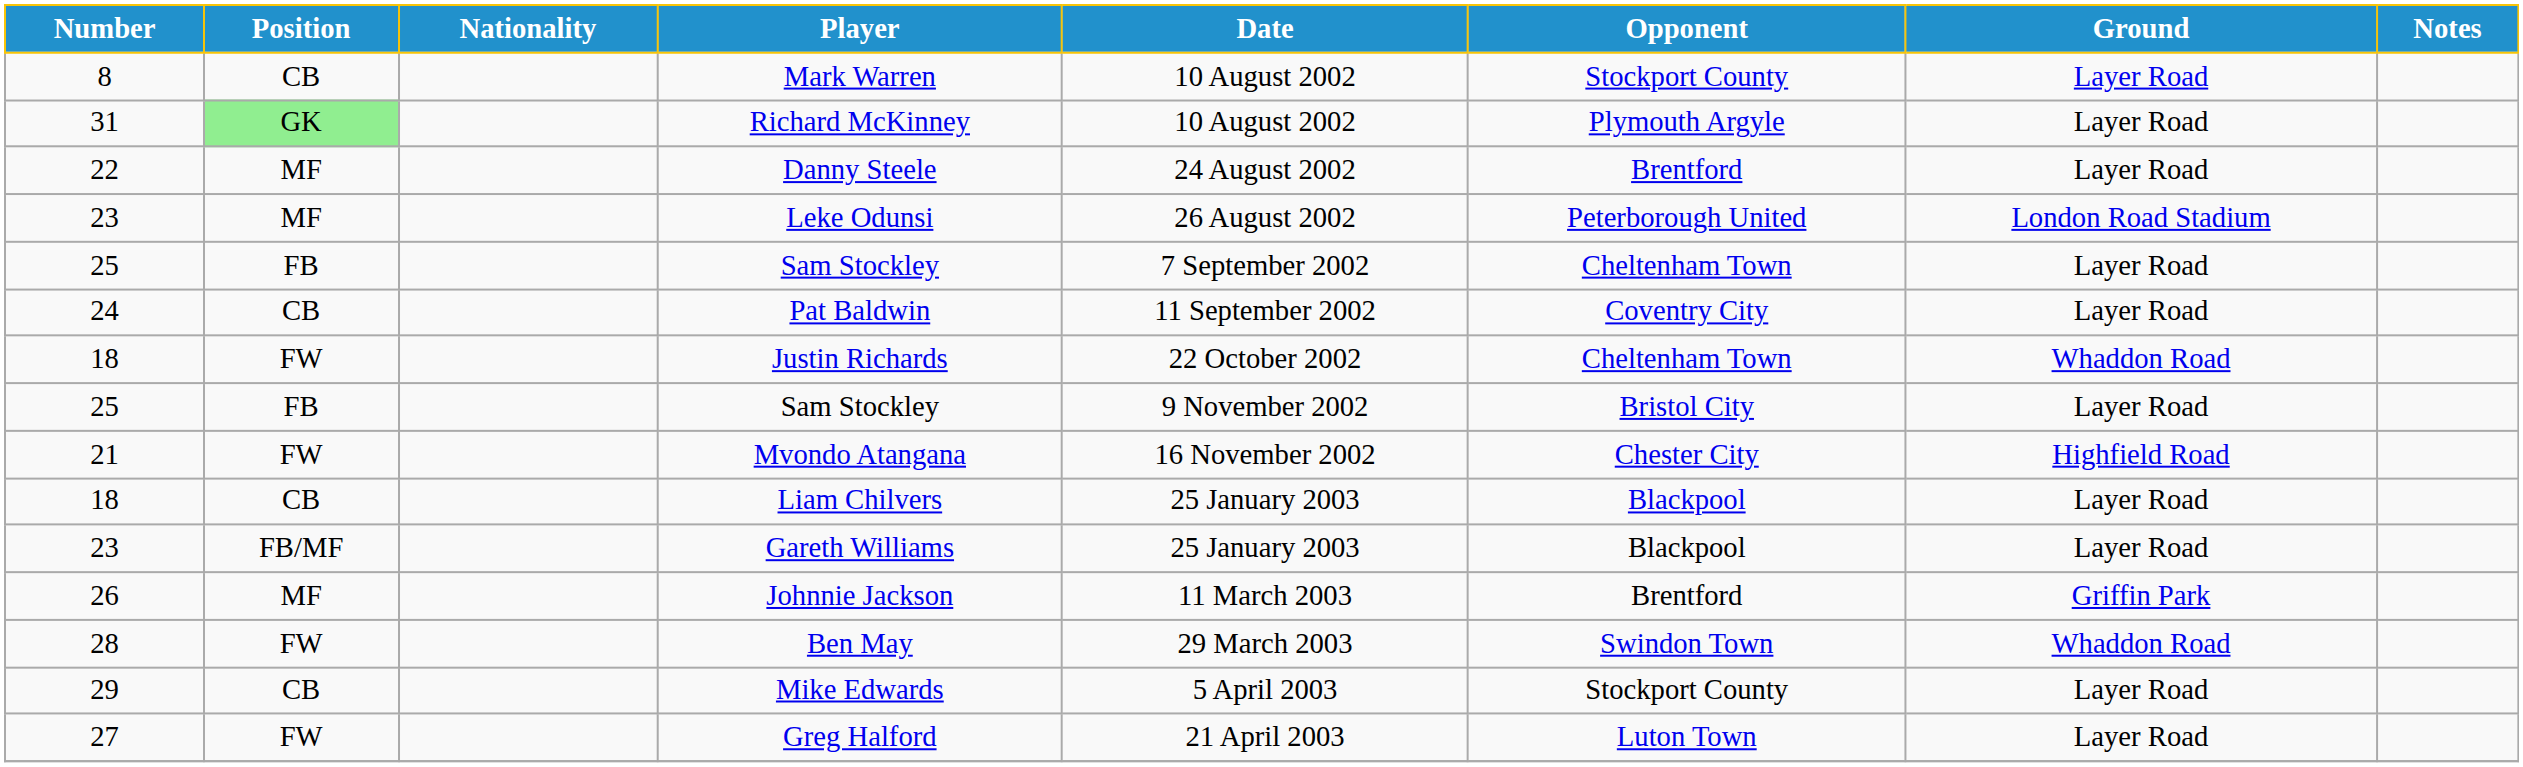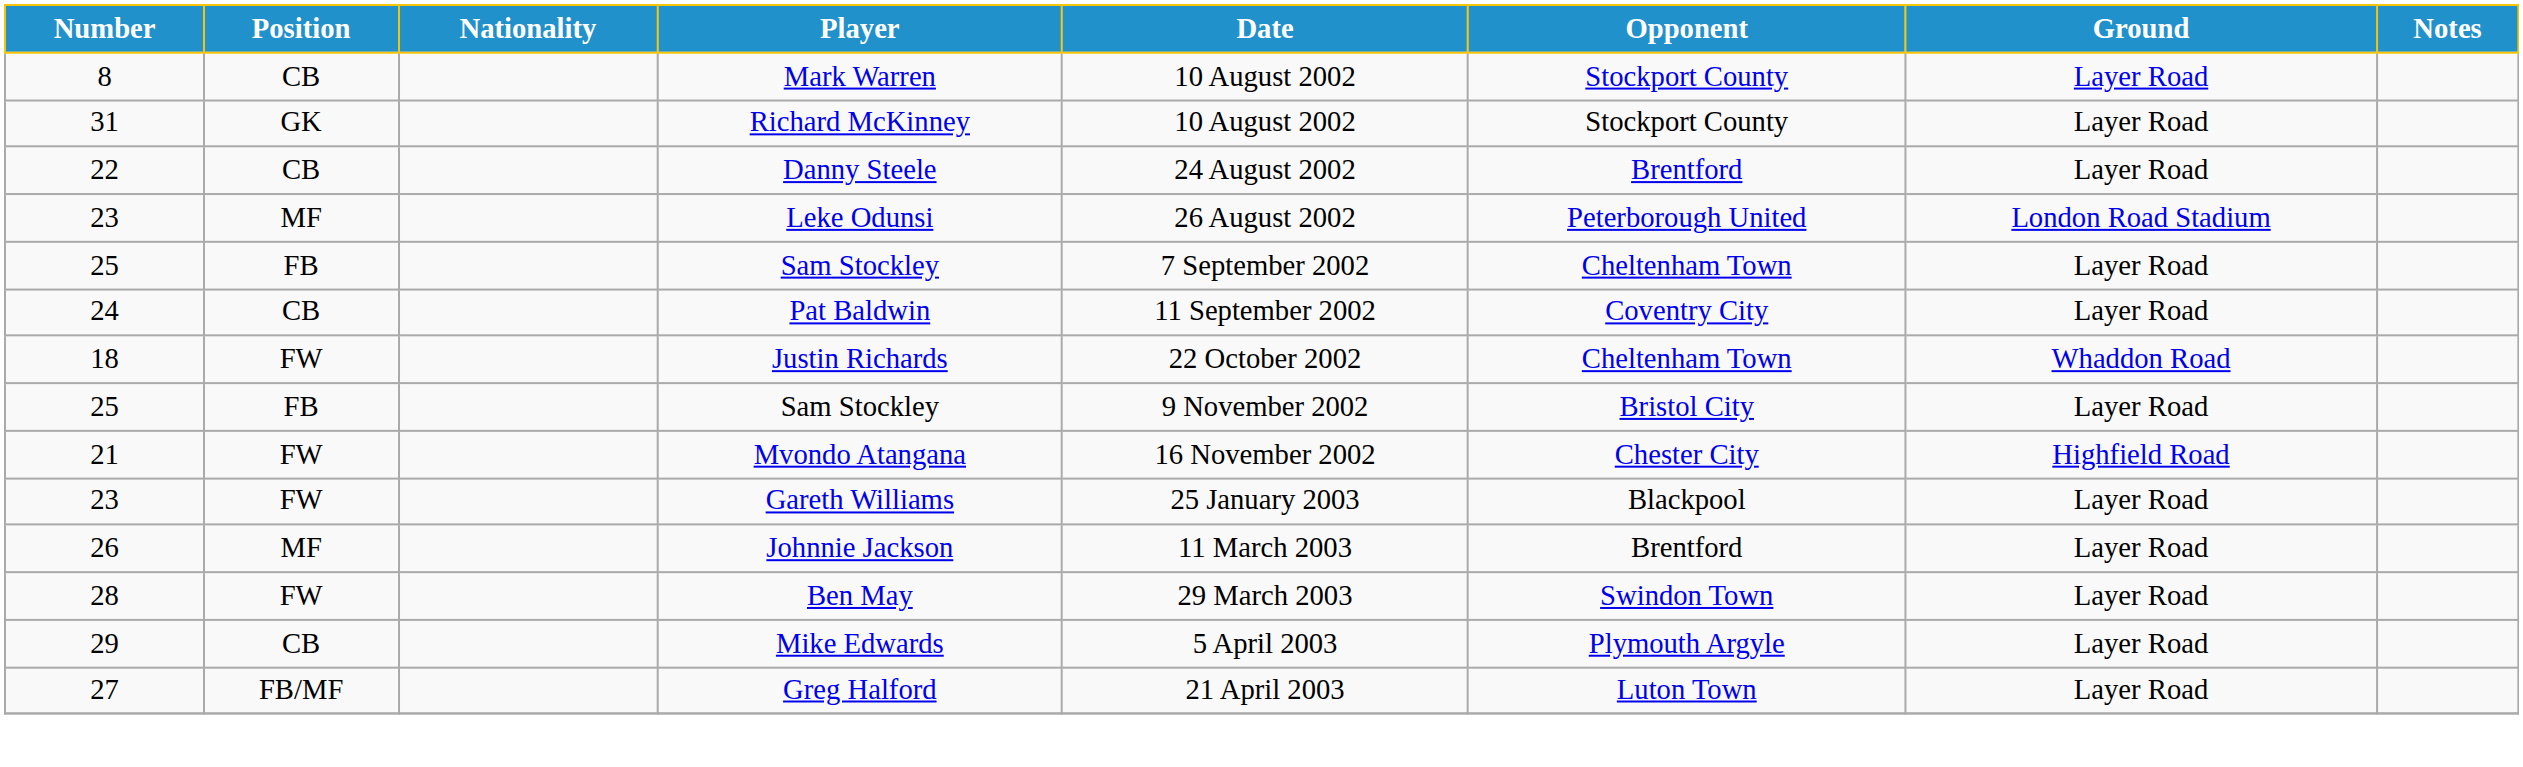(301, 123) lightgreen background -> (301, 123) no background
(1687, 123) Plymouth Argyle -> (1687, 123) Stockport County
(301, 170) MF -> (301, 170) CB
- row: (105, 501)
(301, 548) FB/MF -> (301, 501) FW
(2141, 595) Griffin Park -> (2141, 548) Layer Road
(2141, 642) Whaddon Road -> (2141, 595) Layer Road
(1687, 690) Stockport County -> (1687, 642) Plymouth Argyle
(301, 737) FW -> (301, 690) FB/MF
